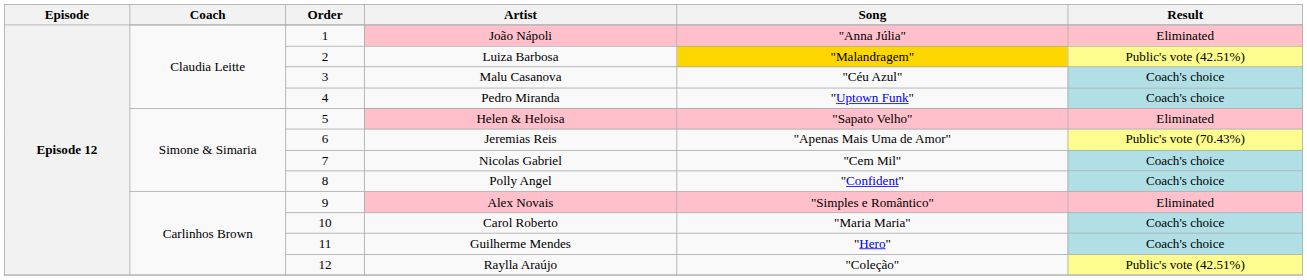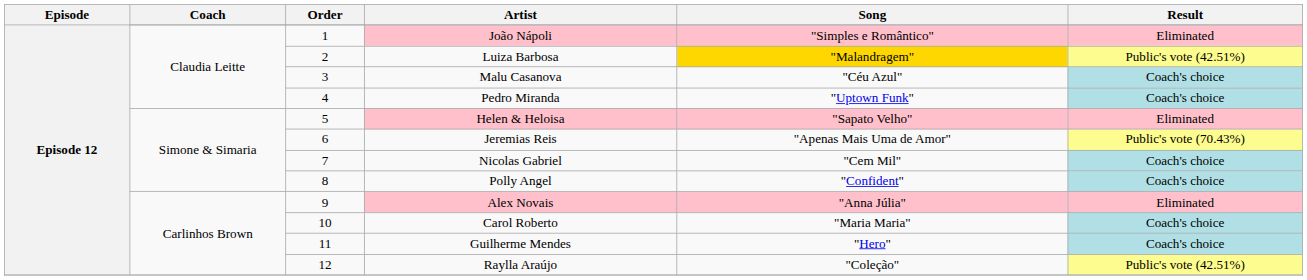(872, 35) "Anna Júlia" -> (872, 35) "Simples e Romântico"
(872, 202) "Simples e Romântico" -> (872, 202) "Anna Júlia"
